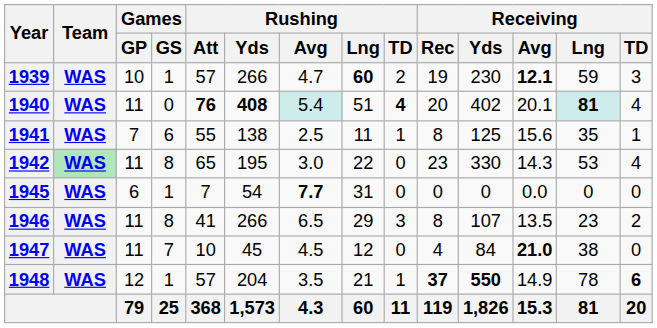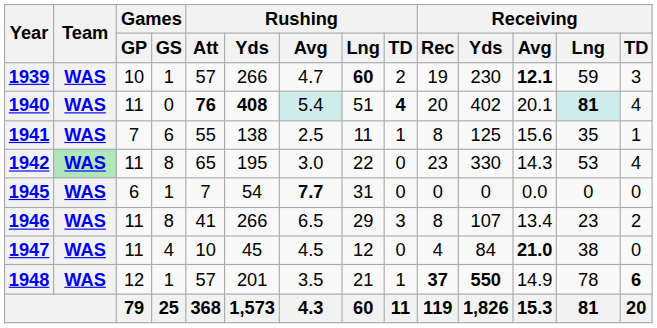(535, 221) 13.5 -> (535, 221) 13.4
(169, 250) 7 -> (169, 250) 4
(252, 279) 204 -> (252, 279) 201
